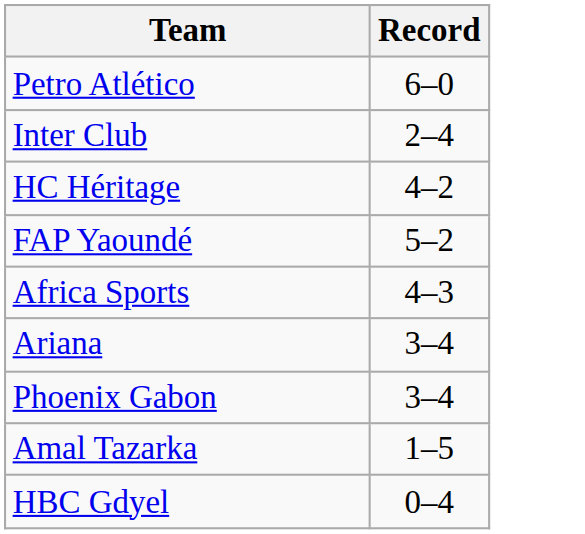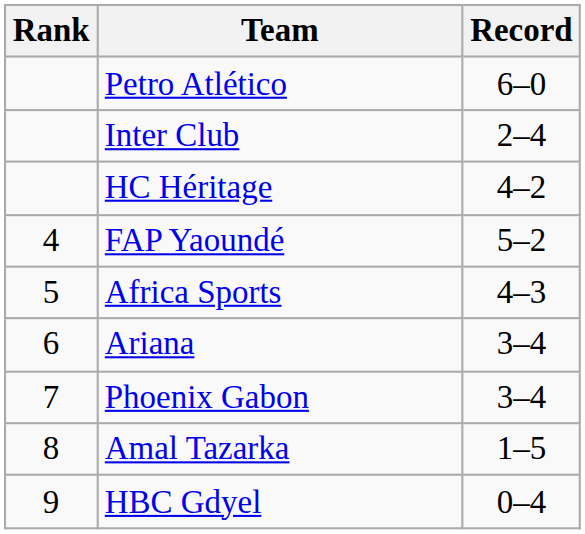+ column: (51, 30)
